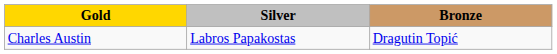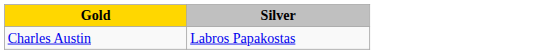- column: (461, 15)
